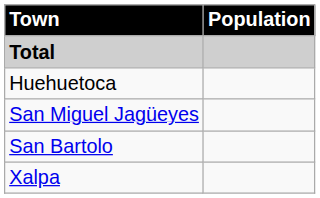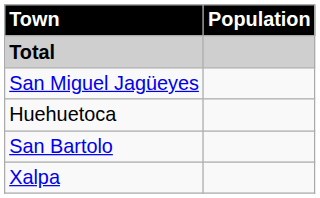rows swapped: (63, 83) <-> (104, 114)
